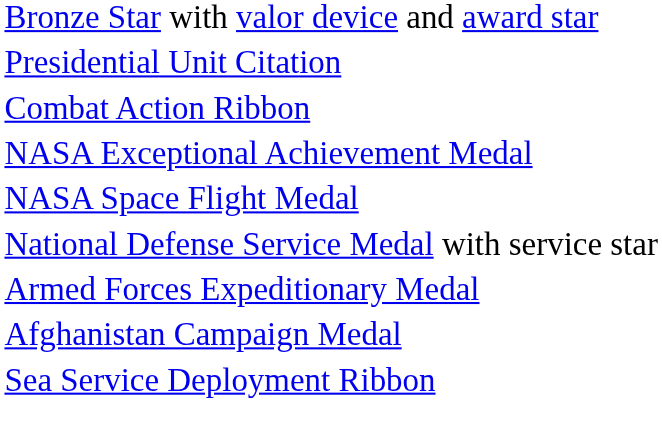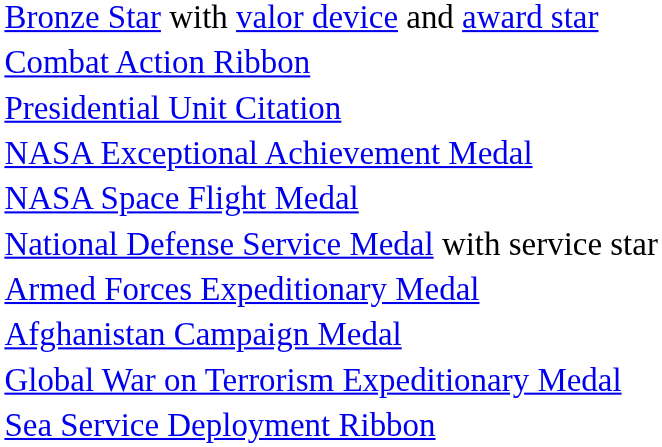rows swapped: (157, 107) <-> (173, 62)
+ row: (313, 379)
